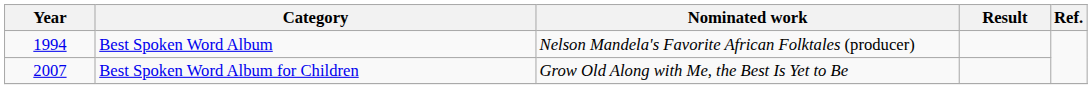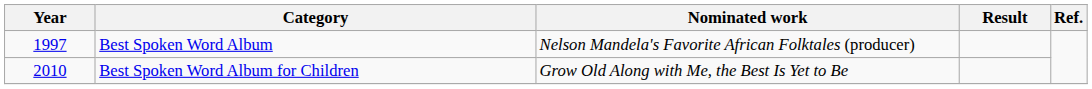(50, 44) 1994 -> (50, 44) 1997
(50, 70) 2007 -> (50, 70) 2010
